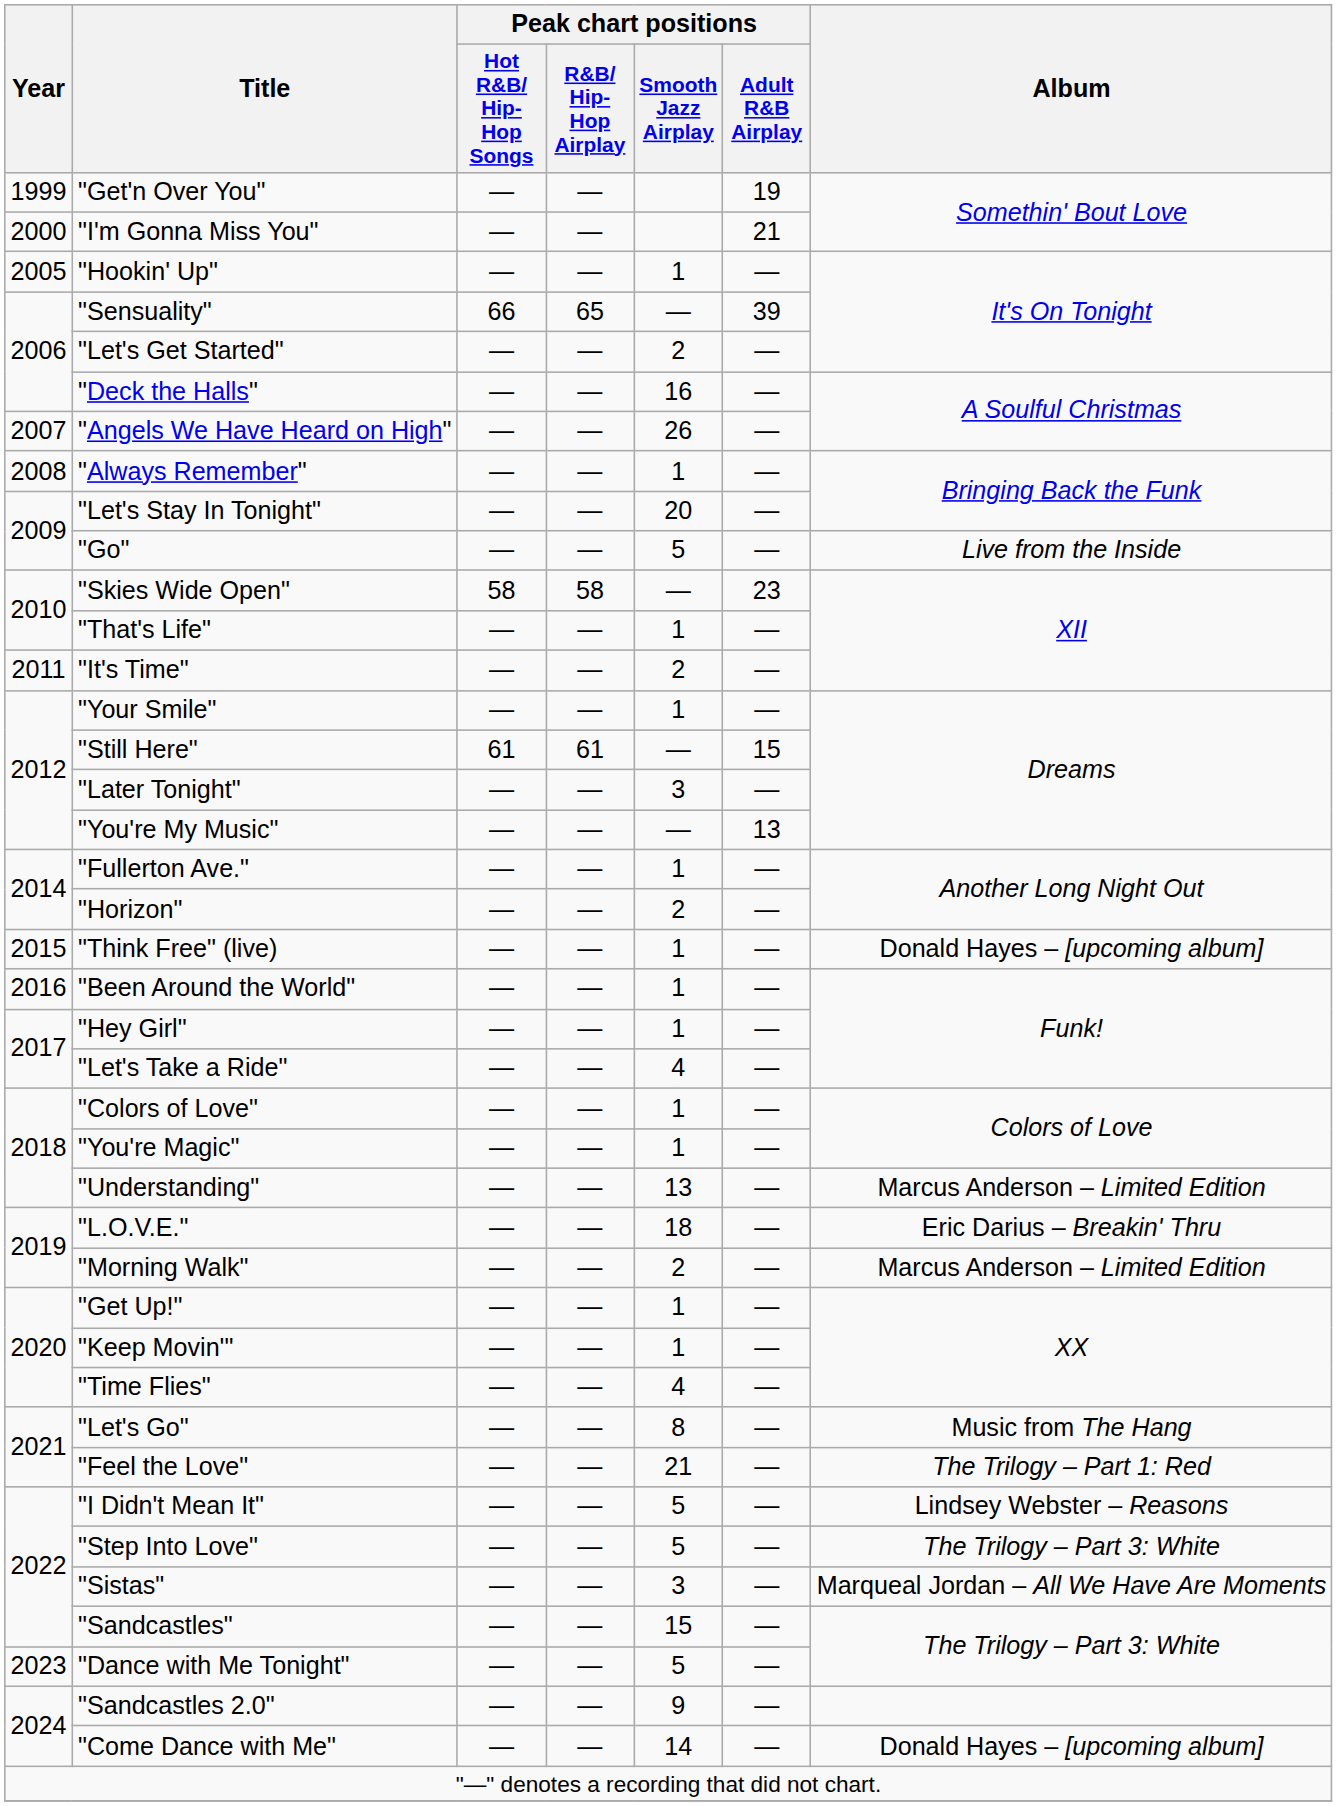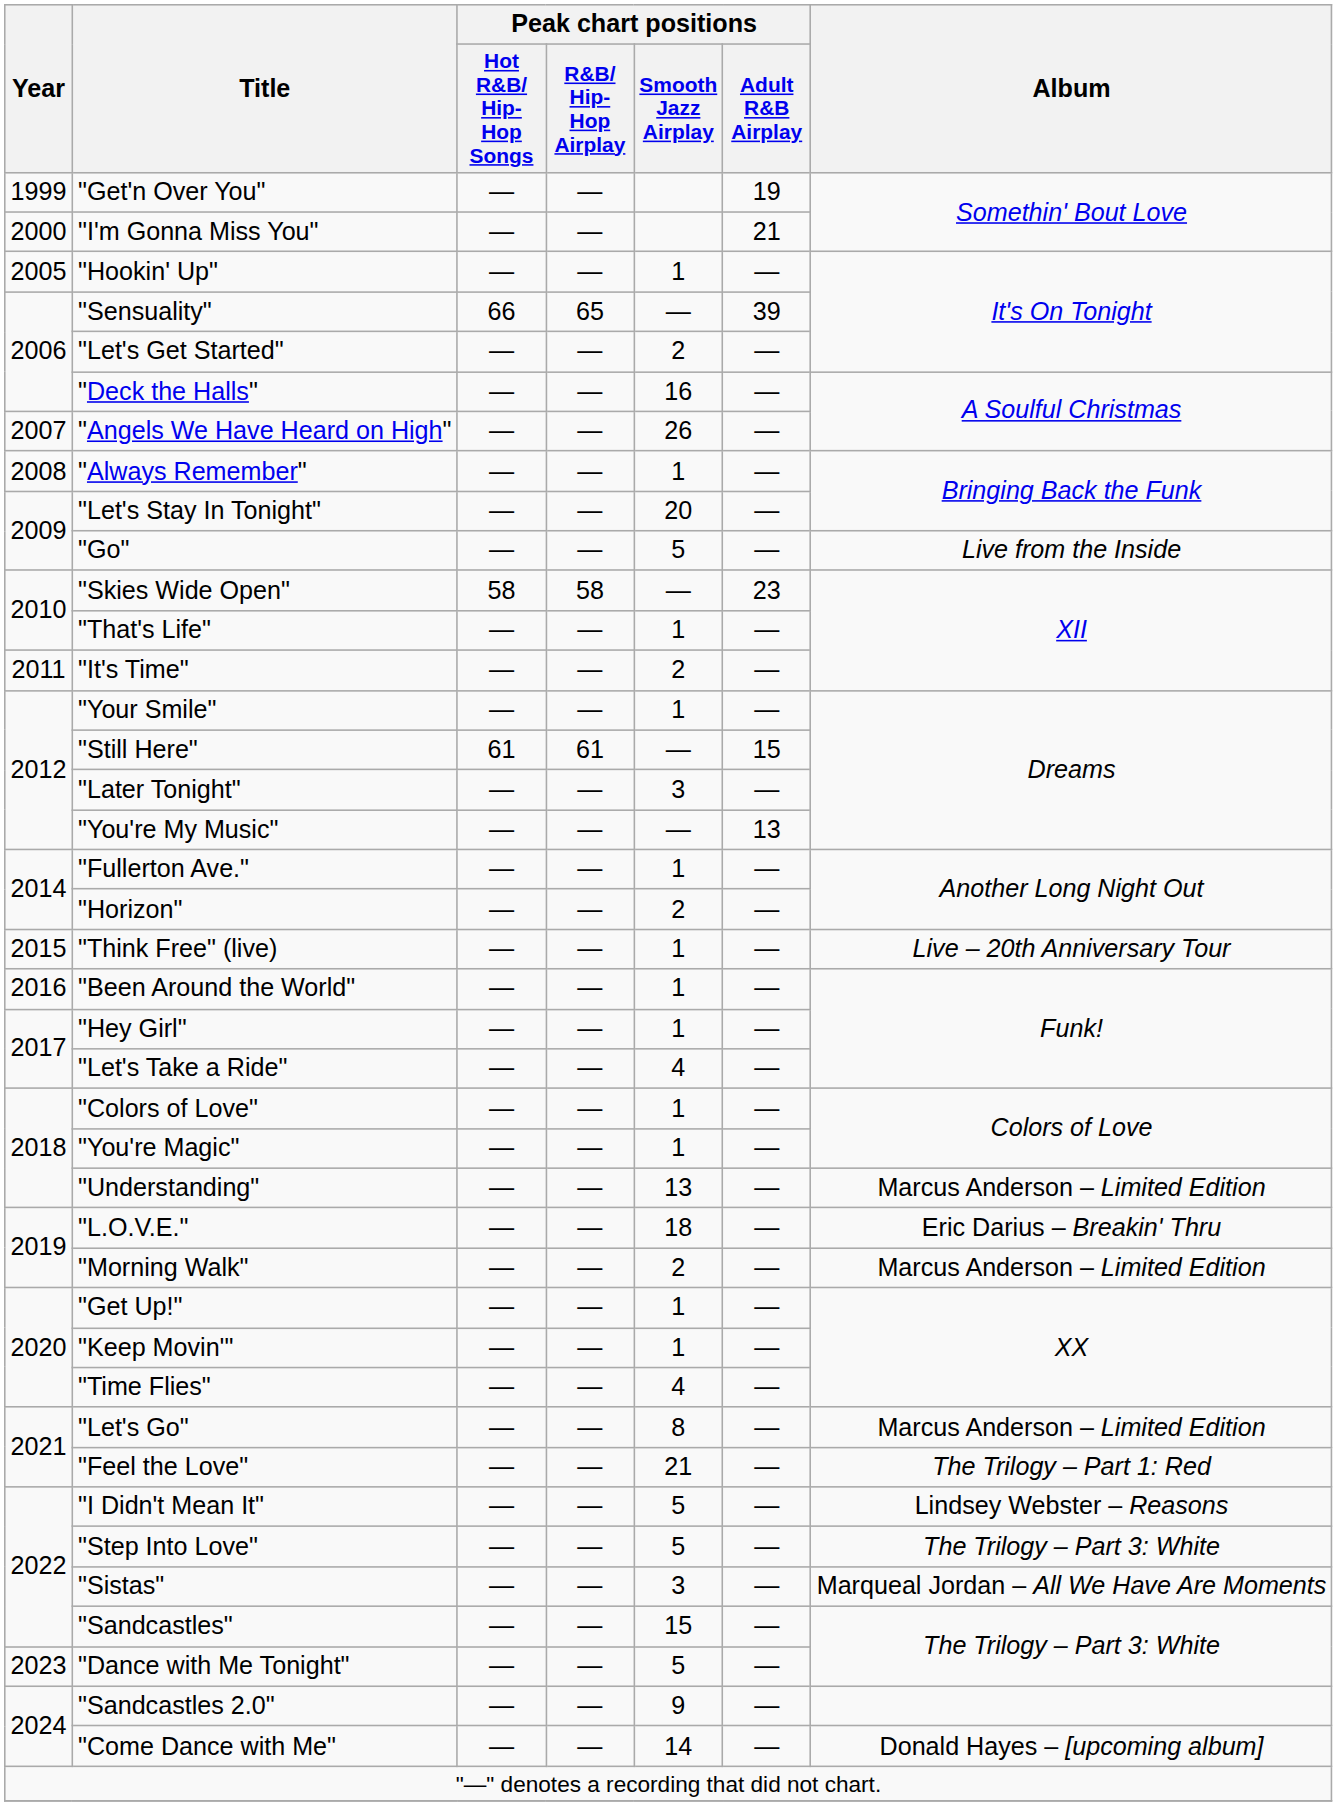(1072, 948) Donald Hayes – [upcoming album] -> (1072, 948) Live – 20th Anniversary Tour
(1072, 1426) Music from The Hang -> (1072, 1426) Marcus Anderson – Limited Edition
